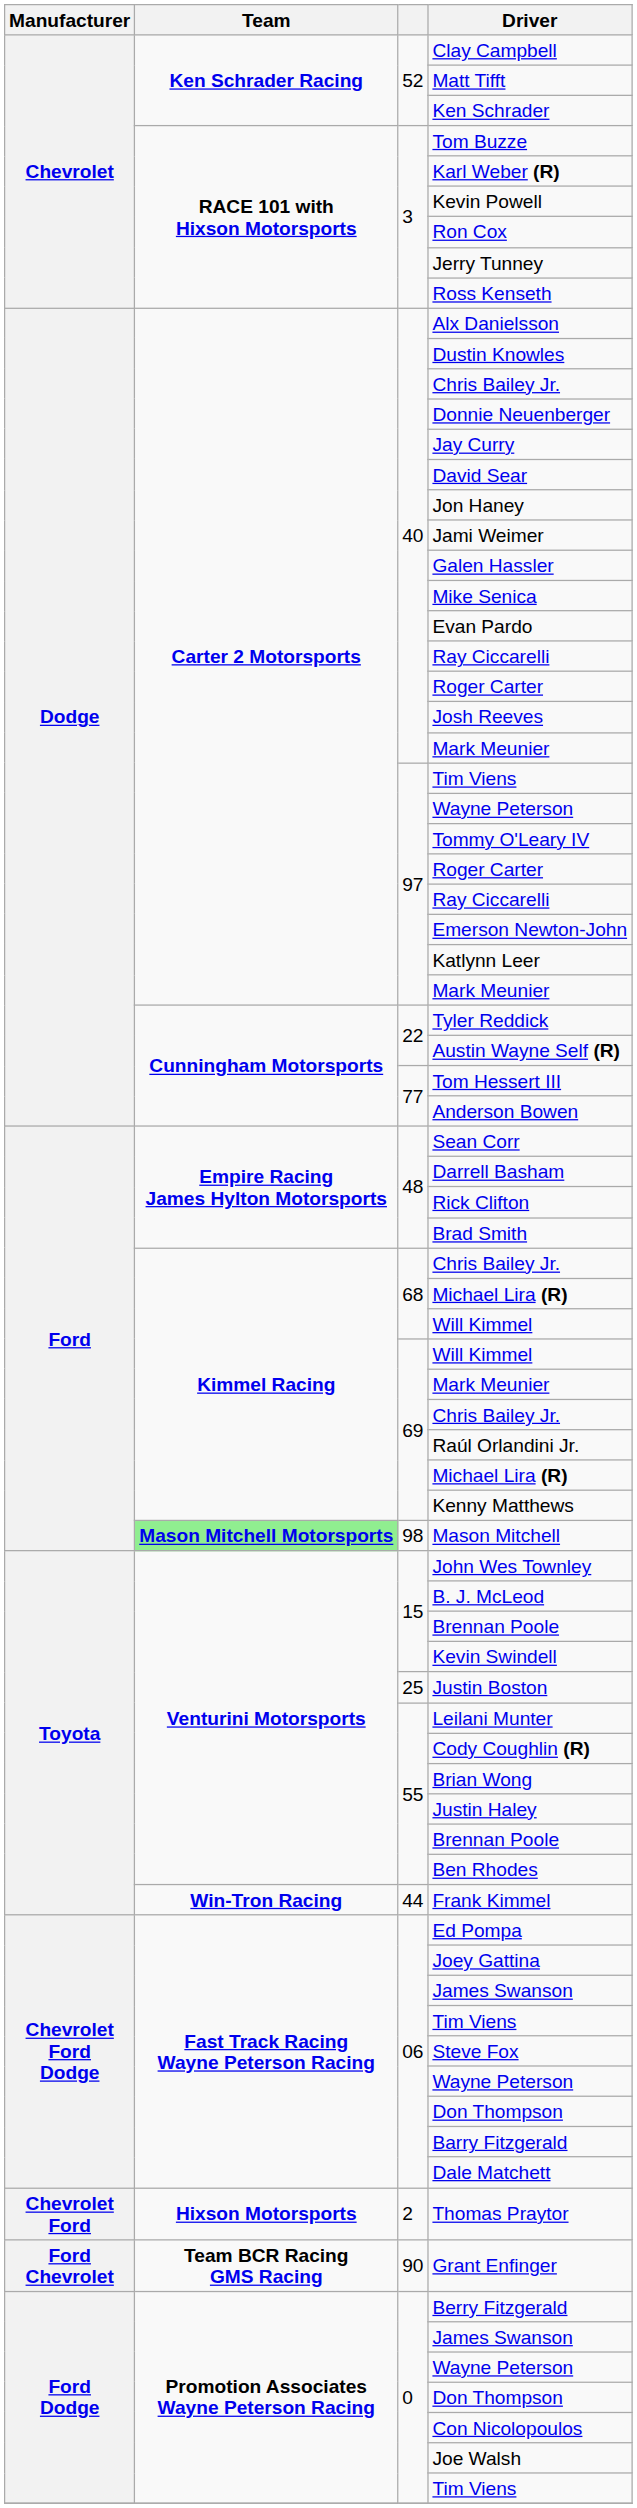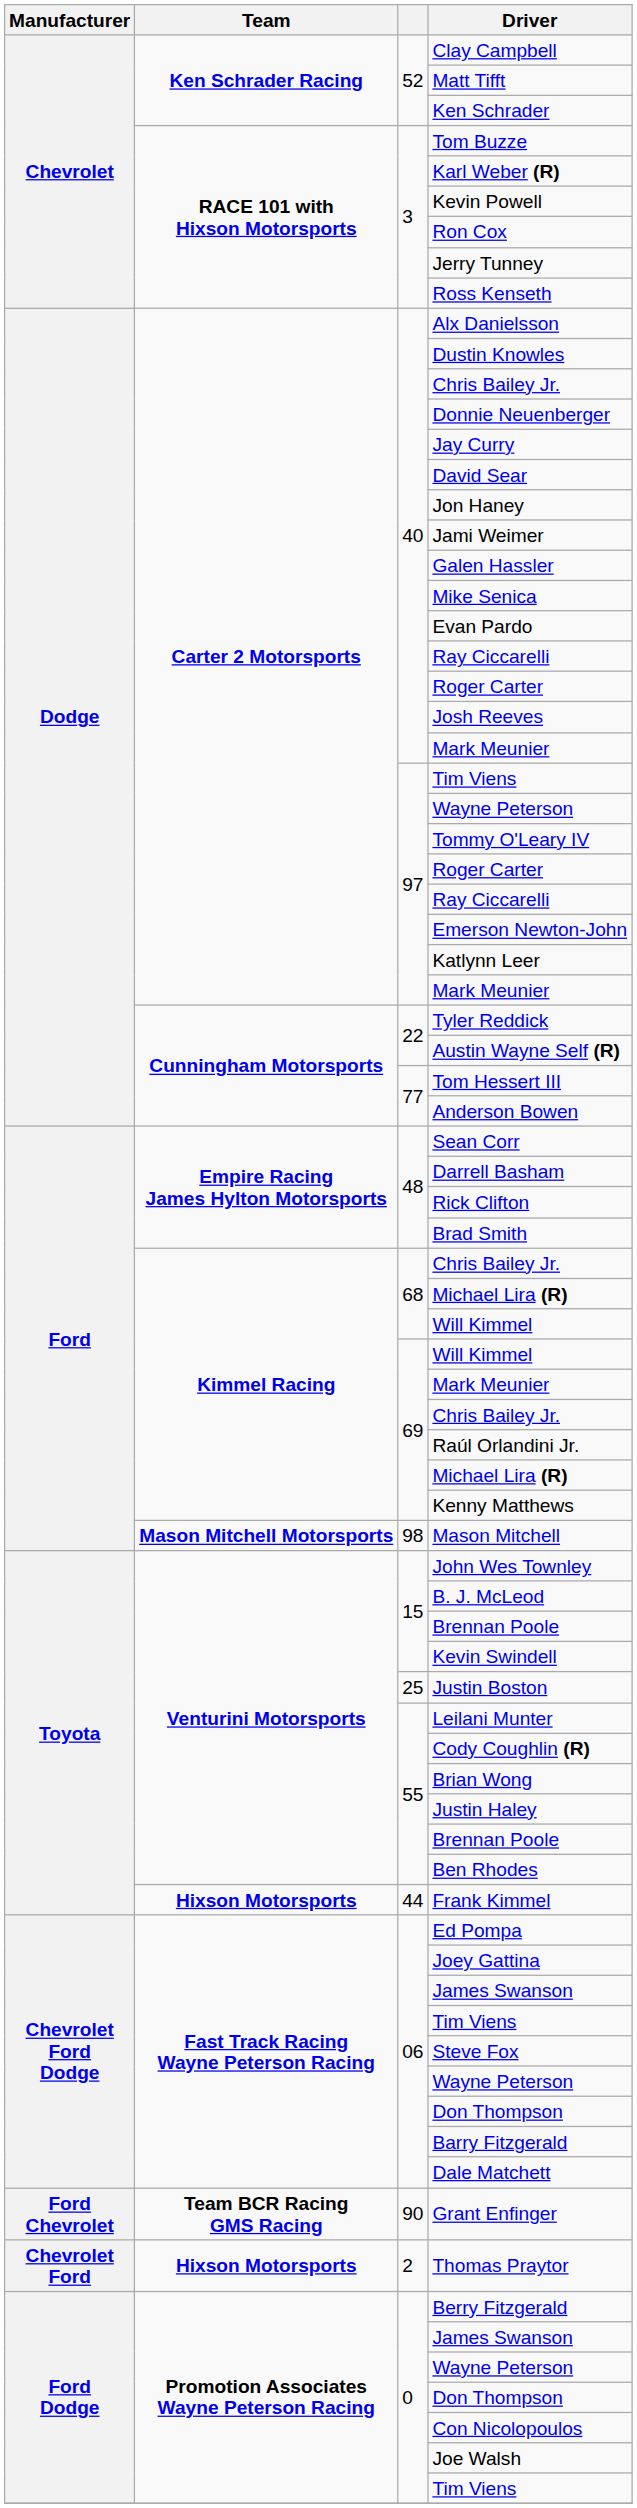(266, 1536) lightgreen background -> (266, 1536) no background
(266, 1900) Win-Tron Racing -> (266, 1900) Hixson Motorsports
rows swapped: (408, 2214) <-> (413, 2265)
